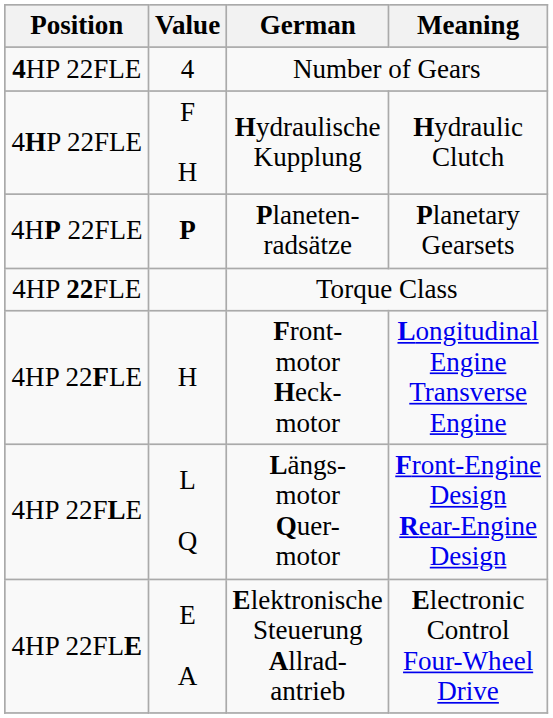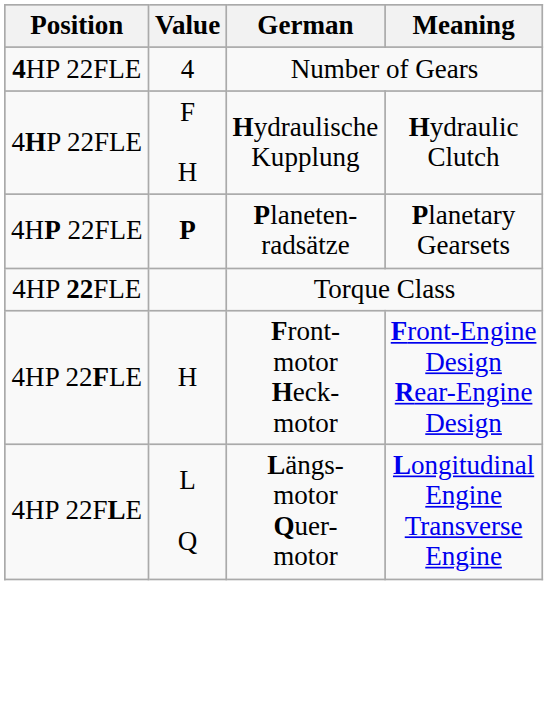(468, 377) Longitudinal Engine Transverse Engine -> (464, 377) Front-Engine Design Rear-Engine Design
(468, 511) Front-Engine Design Rear-Engine Design -> (464, 511) Longitudinal Engine Transverse Engine
- row: (308, 645)
